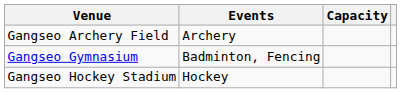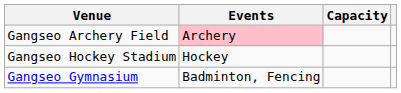(209, 36) no background -> (209, 36) pink background
rows swapped: (73, 56) <-> (92, 77)
